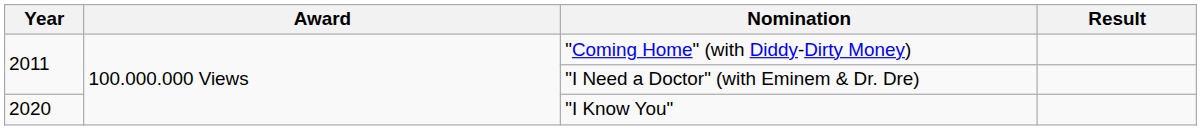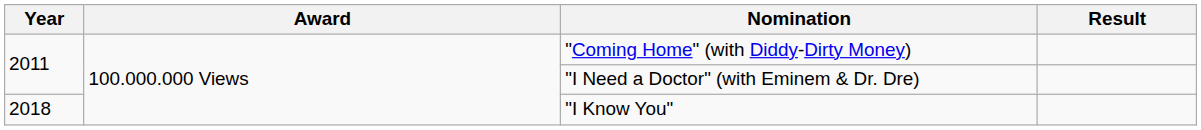(30, 109) 2020 -> (30, 109) 2018
